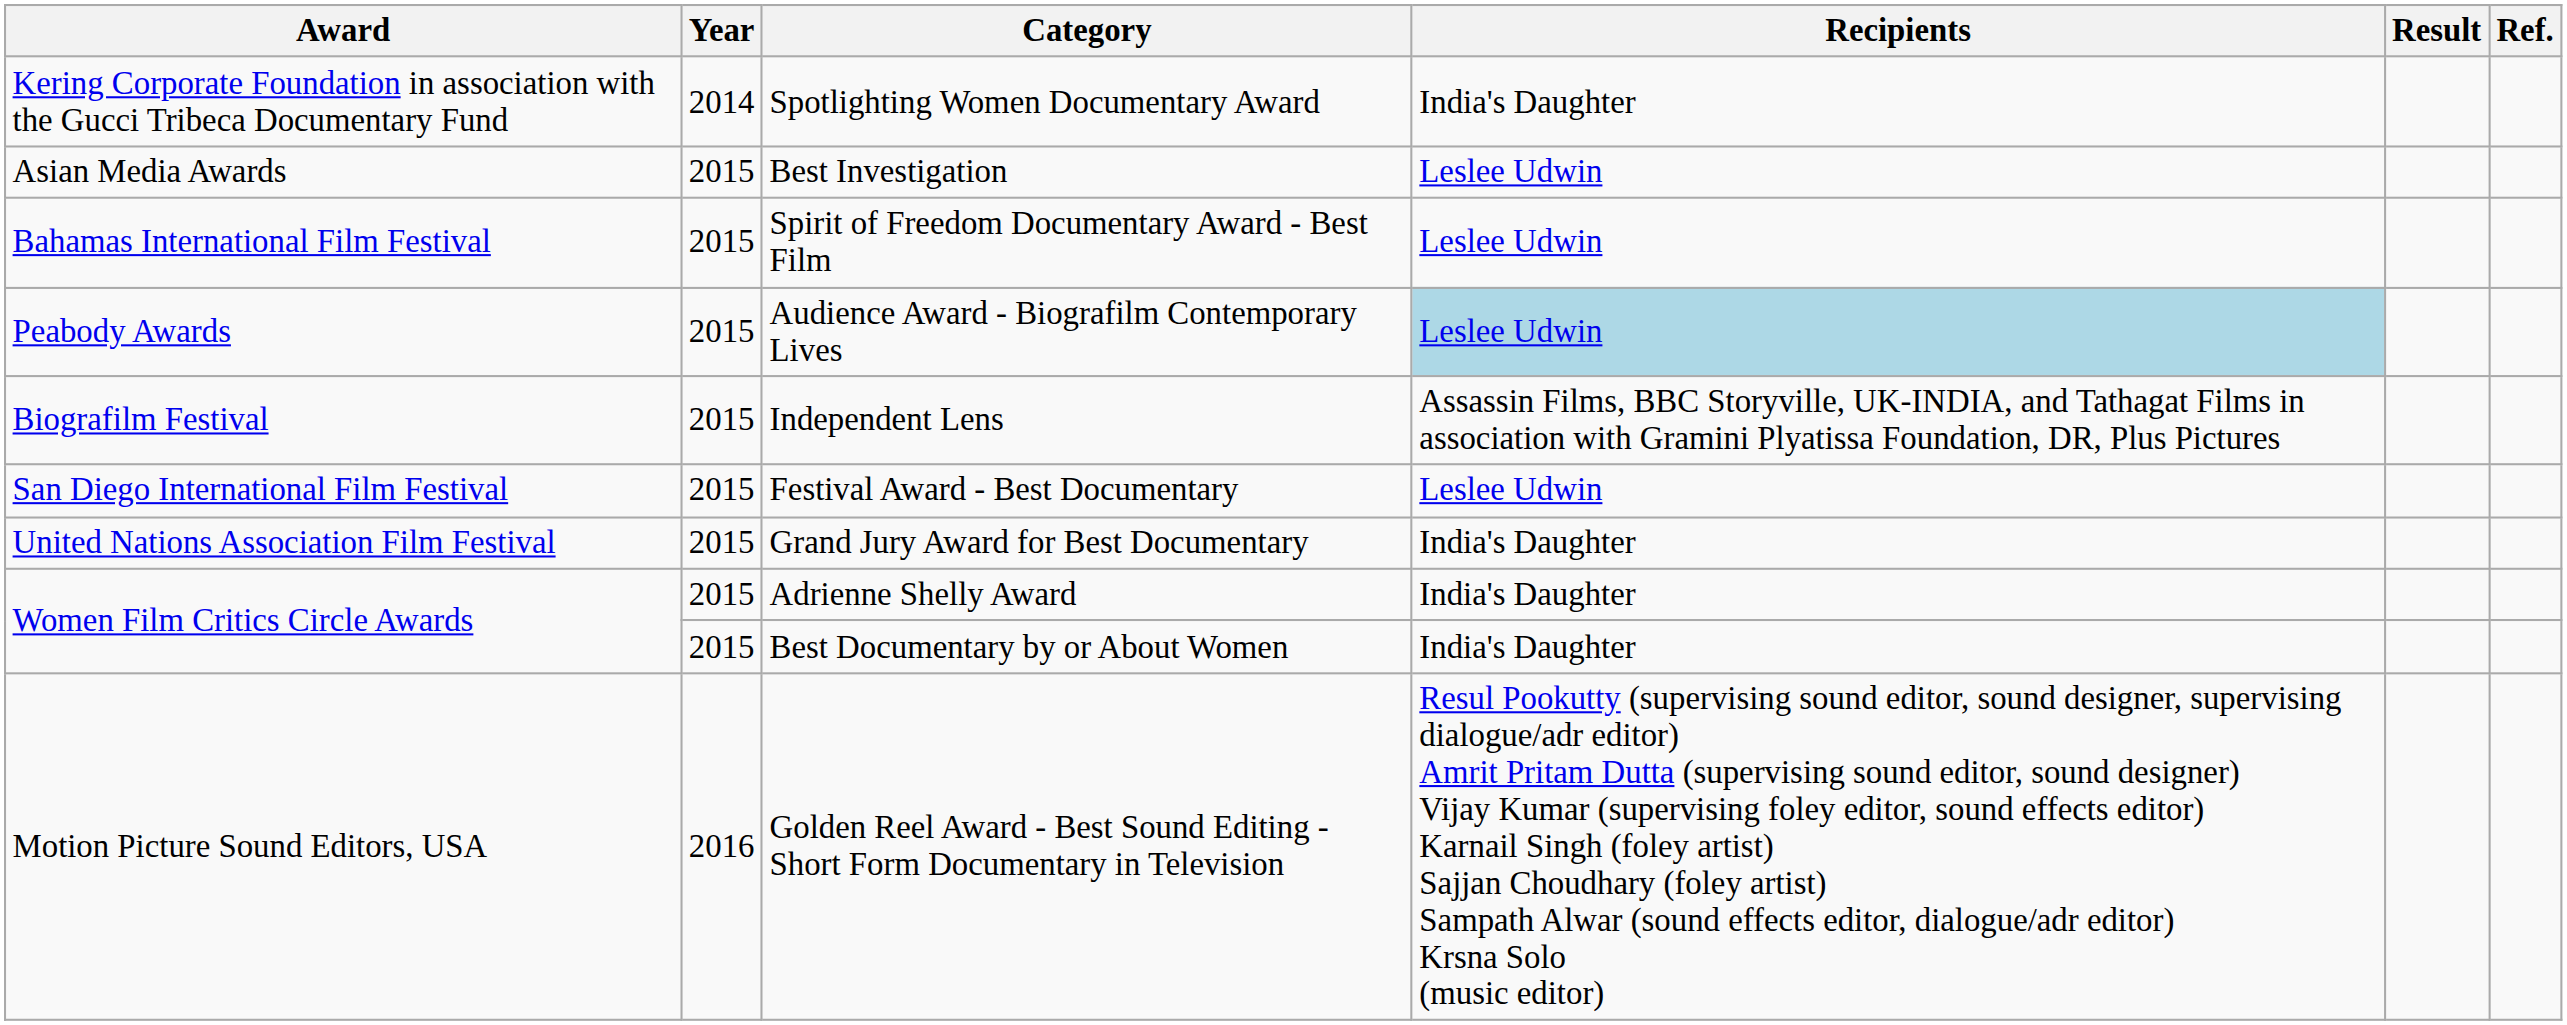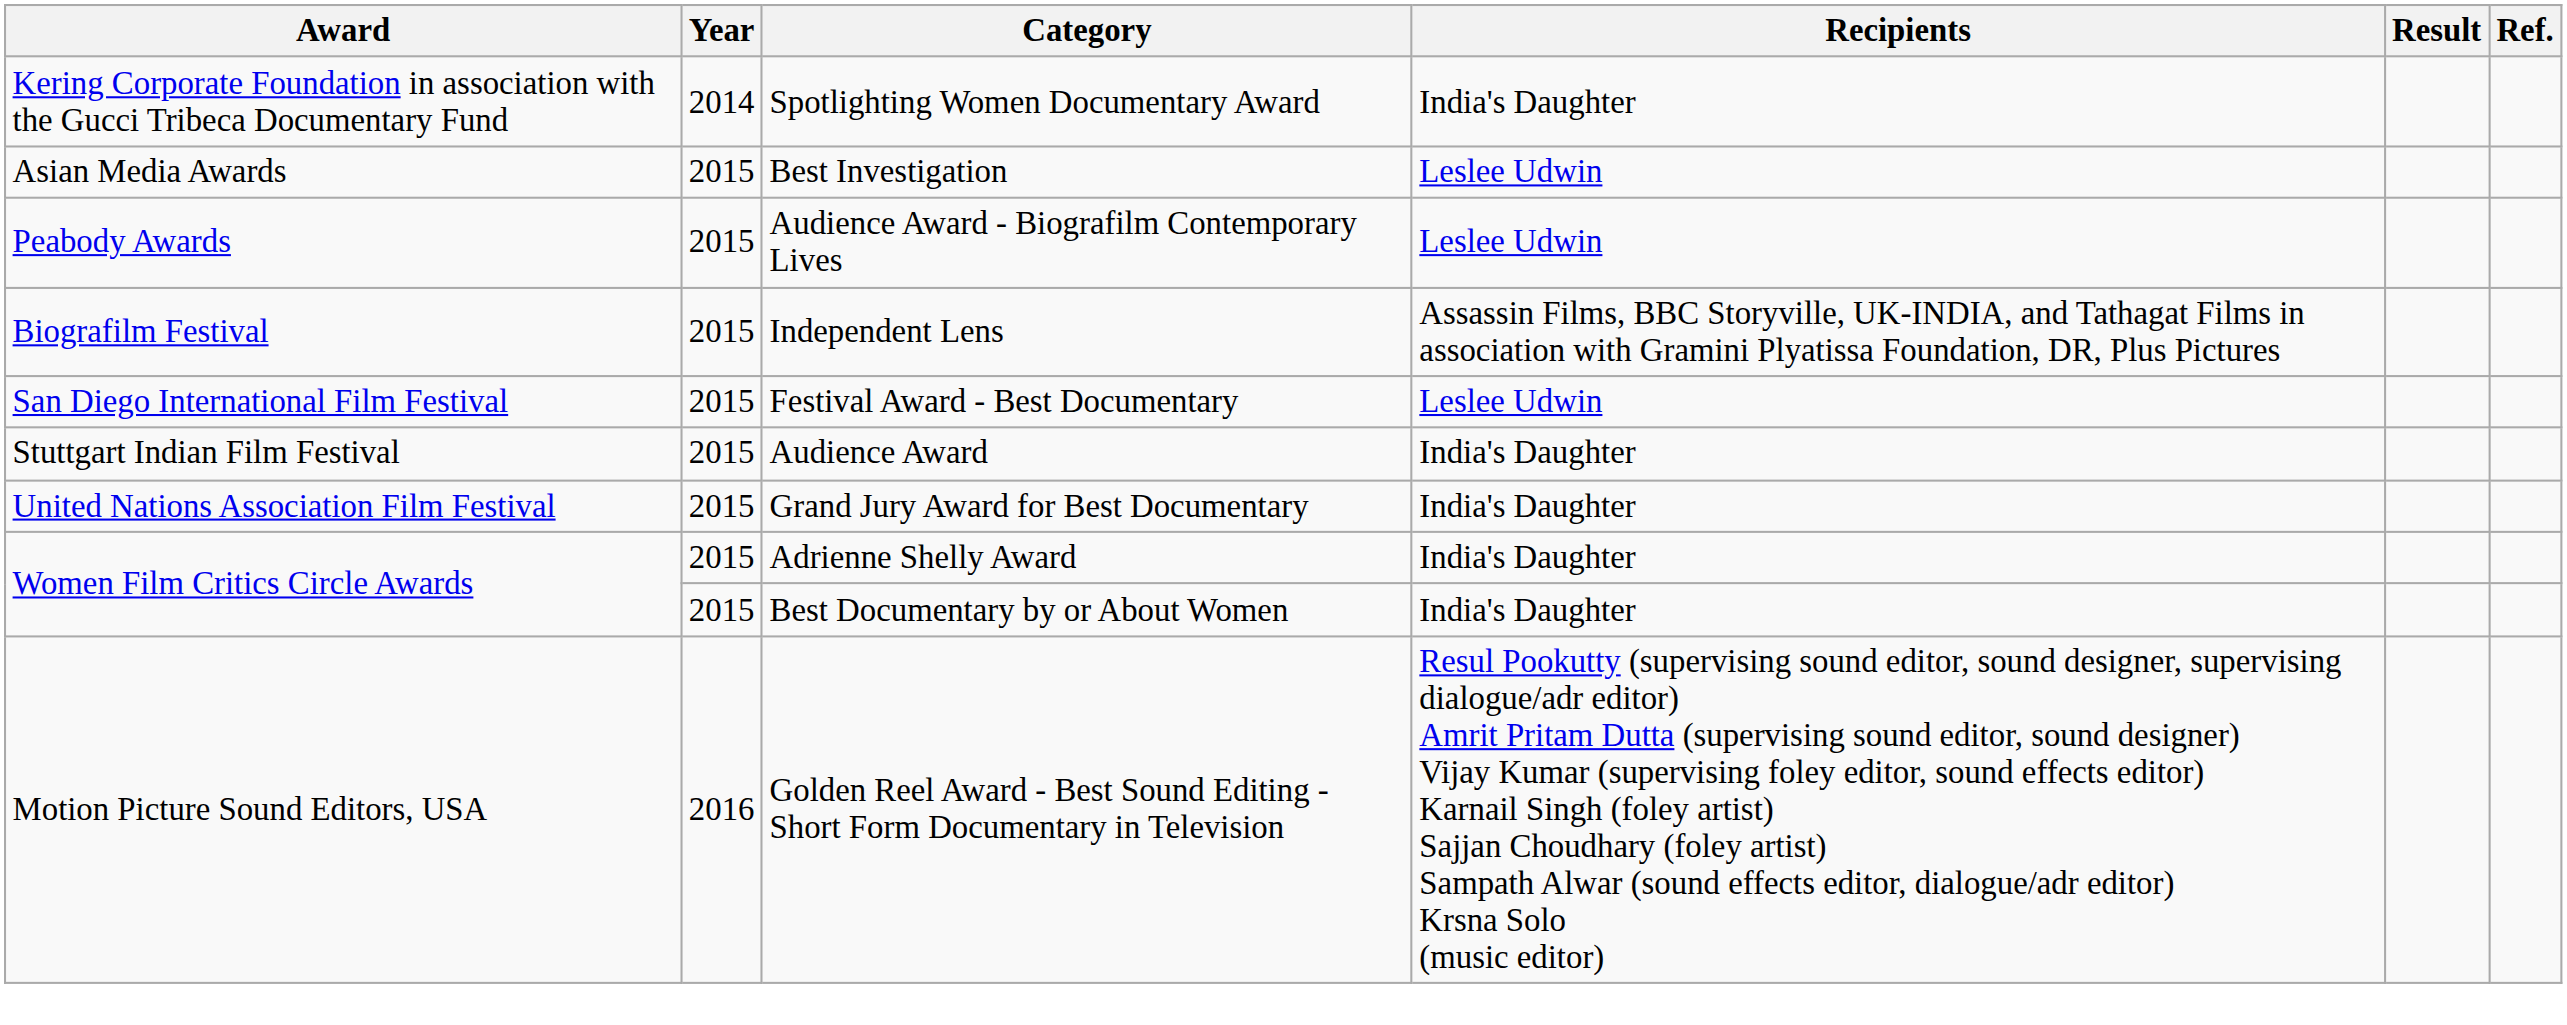- row: (1069, 241)
(1511, 330) lightblue background -> (1511, 241) no background
+ row: (879, 453)
